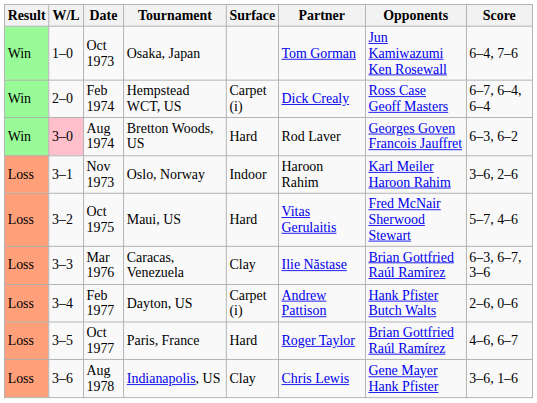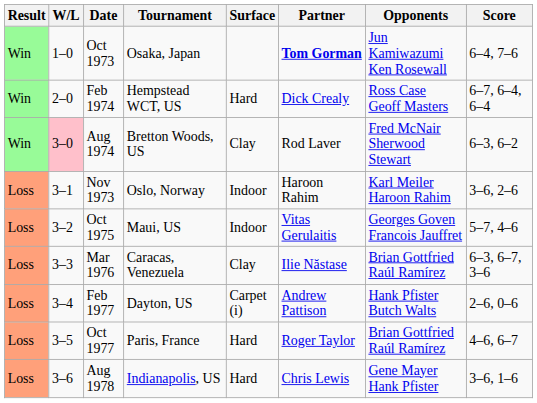(319, 53) normal -> (322, 53) bold
(248, 98) Carpet (i) -> (243, 98) Hard
(243, 136) Hard -> (243, 144) Clay
(415, 136) Georges Goven Francois Jauffret -> (405, 144) Fred McNair Sherwood Stewart
(243, 219) Hard -> (248, 227) Indoor
(405, 219) Fred McNair Sherwood Stewart -> (415, 227) Georges Goven Francois Jauffret
(243, 378) Clay -> (243, 378) Hard
